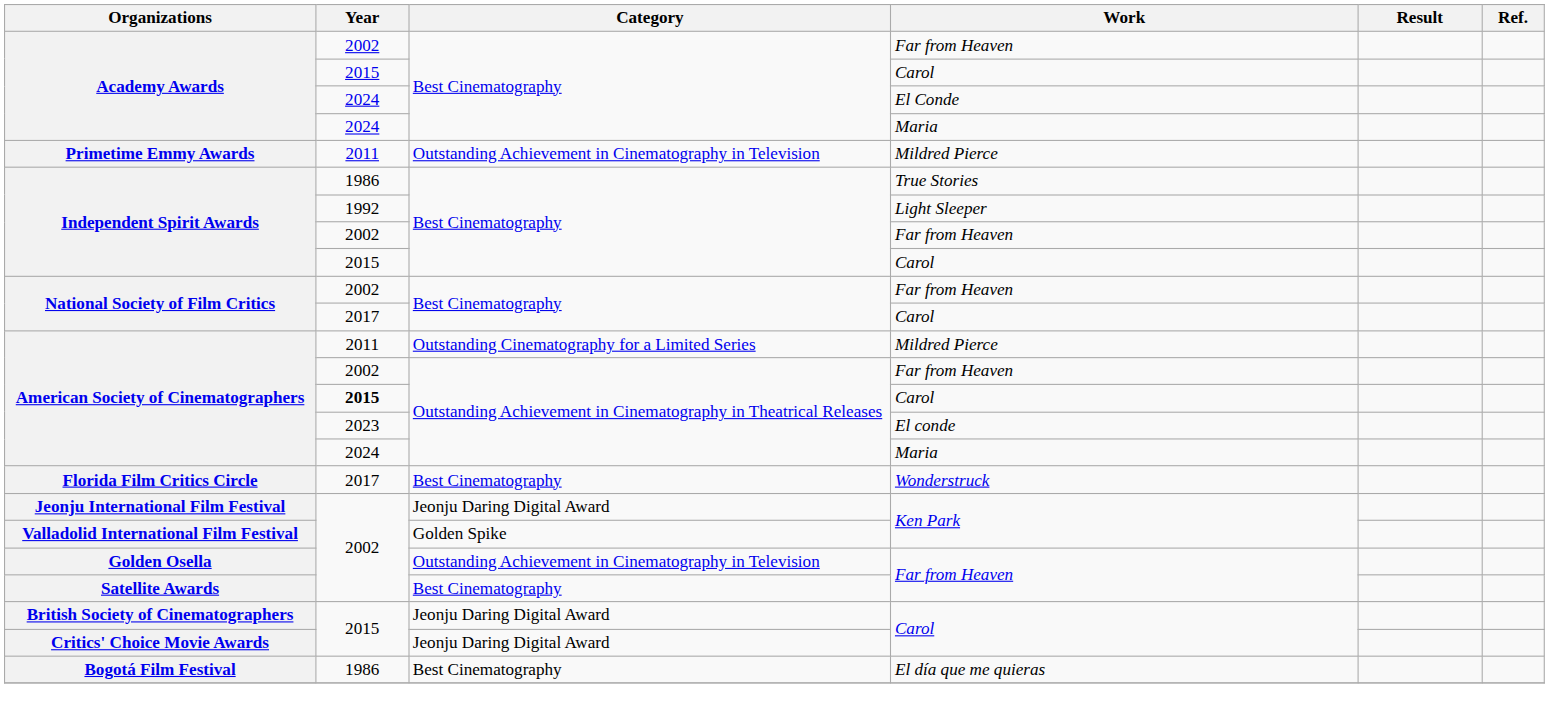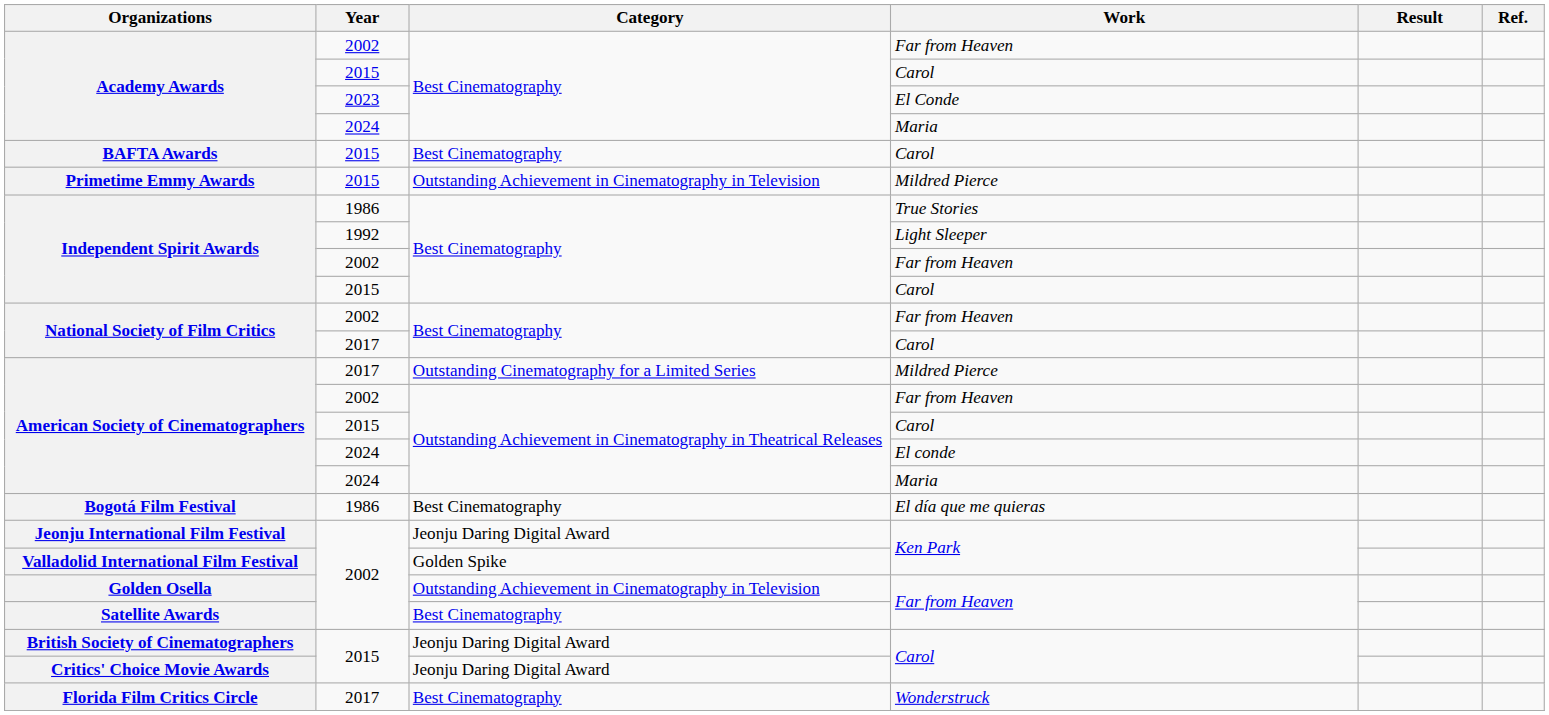(362, 99) 2024 -> (362, 99) 2023
+ row: (160, 153)
(362, 153) 2011 -> (362, 180) 2015
(362, 343) 2011 -> (362, 371) 2017
(362, 398) bold -> (362, 425) normal
(362, 425) 2023 -> (362, 452) 2024
rows swapped: (160, 669) <-> (160, 479)
